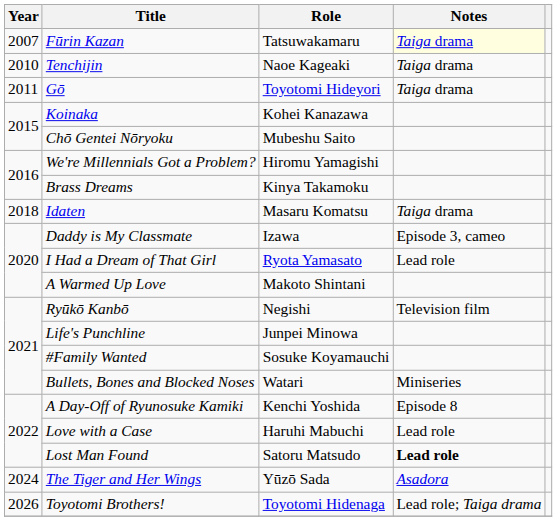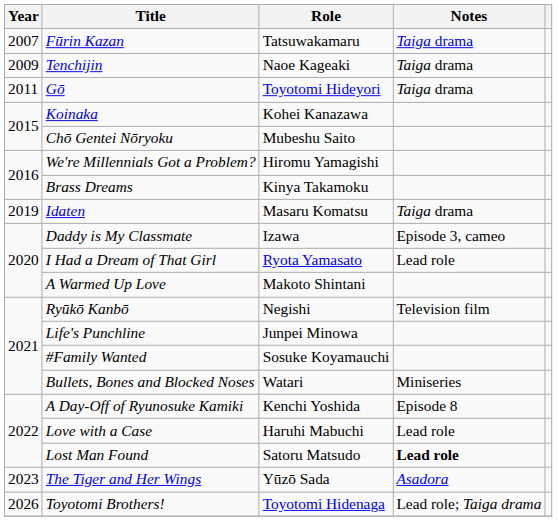(435, 41) lightyellow background -> (435, 41) no background
(23, 65) 2010 -> (23, 65) 2009
(23, 211) 2018 -> (23, 211) 2019
(23, 479) 2024 -> (23, 479) 2023
